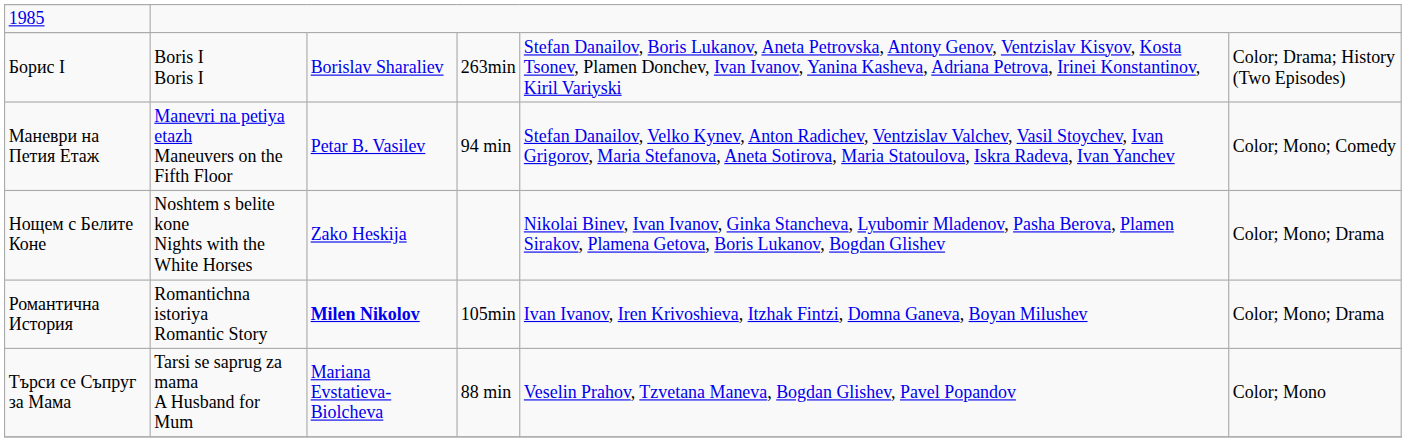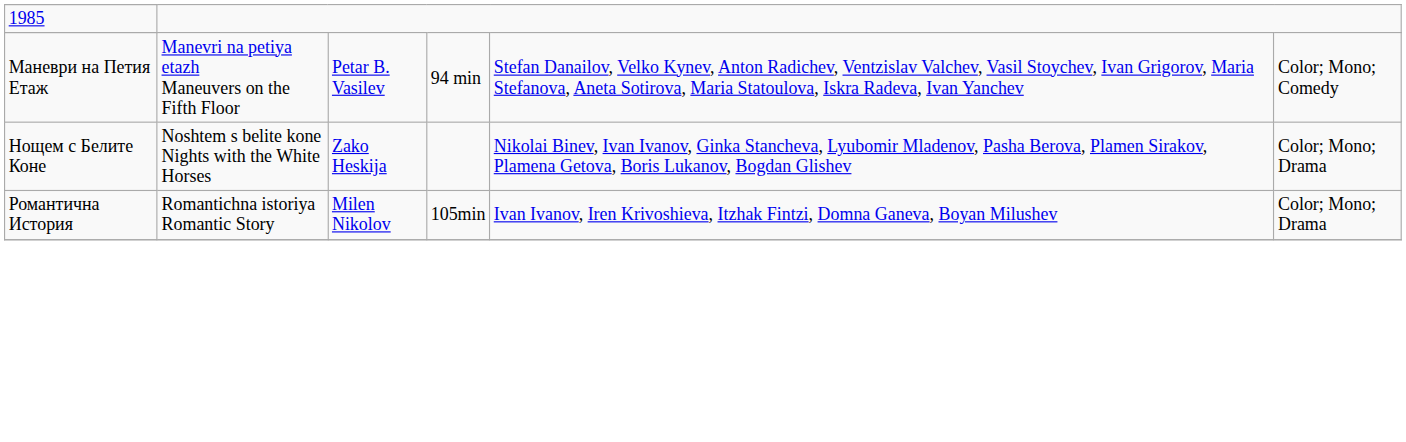- row: (37, 67)
(365, 313) bold -> (361, 214) normal
- row: (73, 392)
